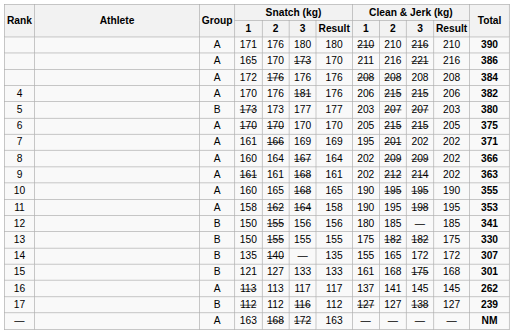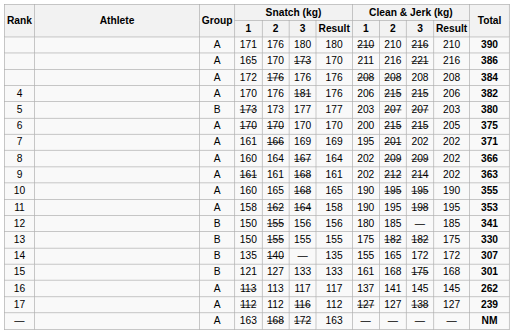(366, 126) 205 -> (366, 126) 200
(217, 304) B -> (217, 304) A
